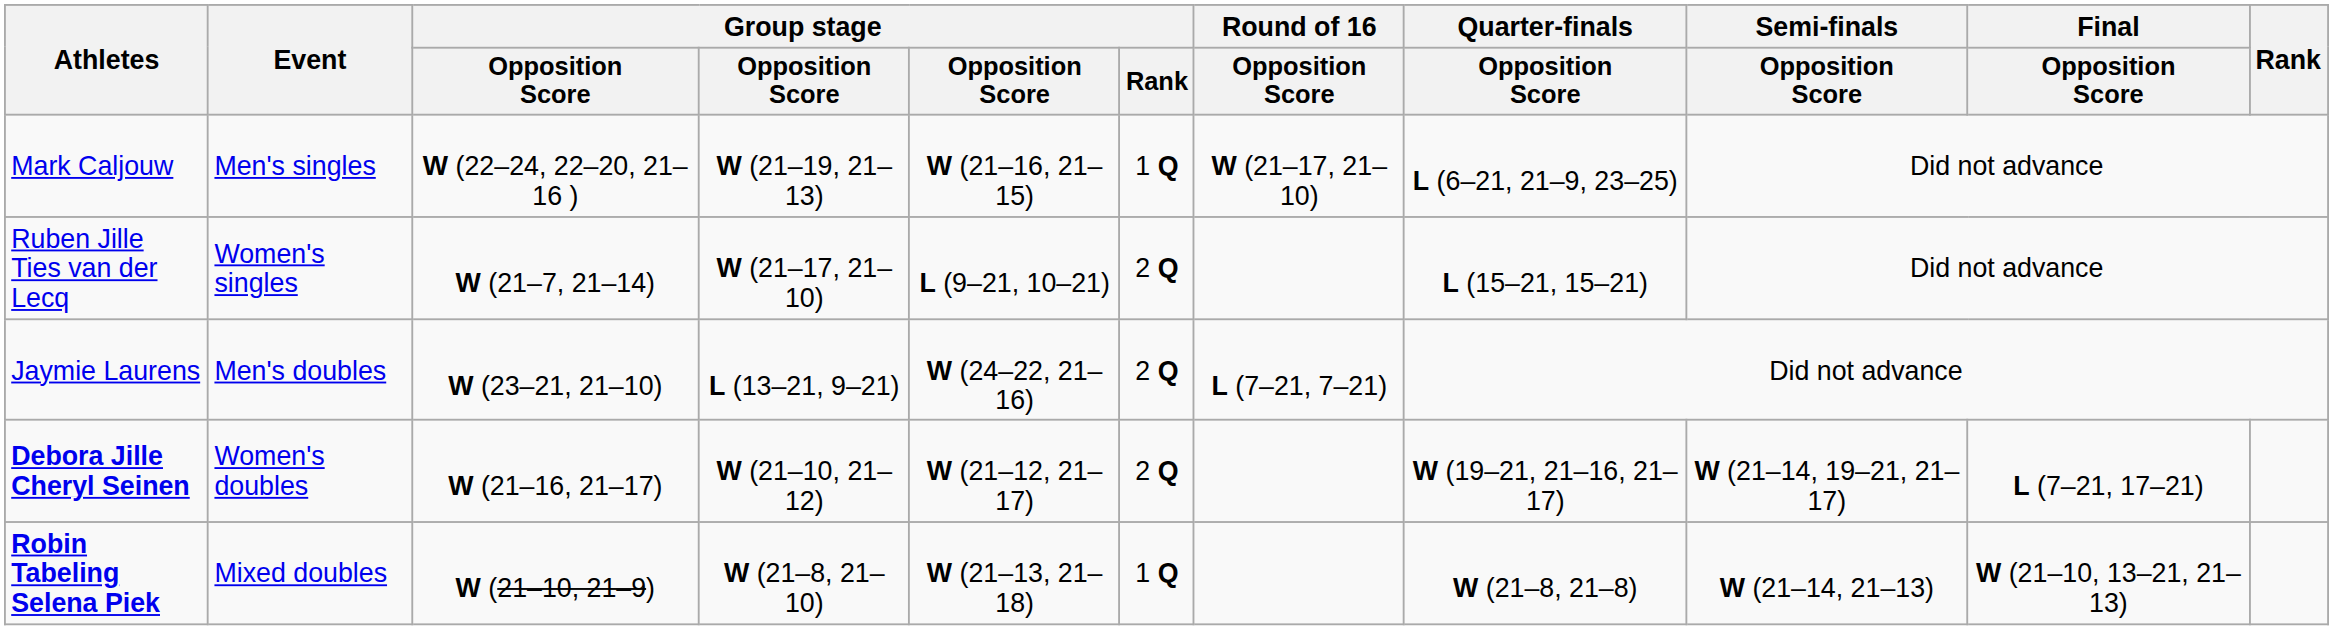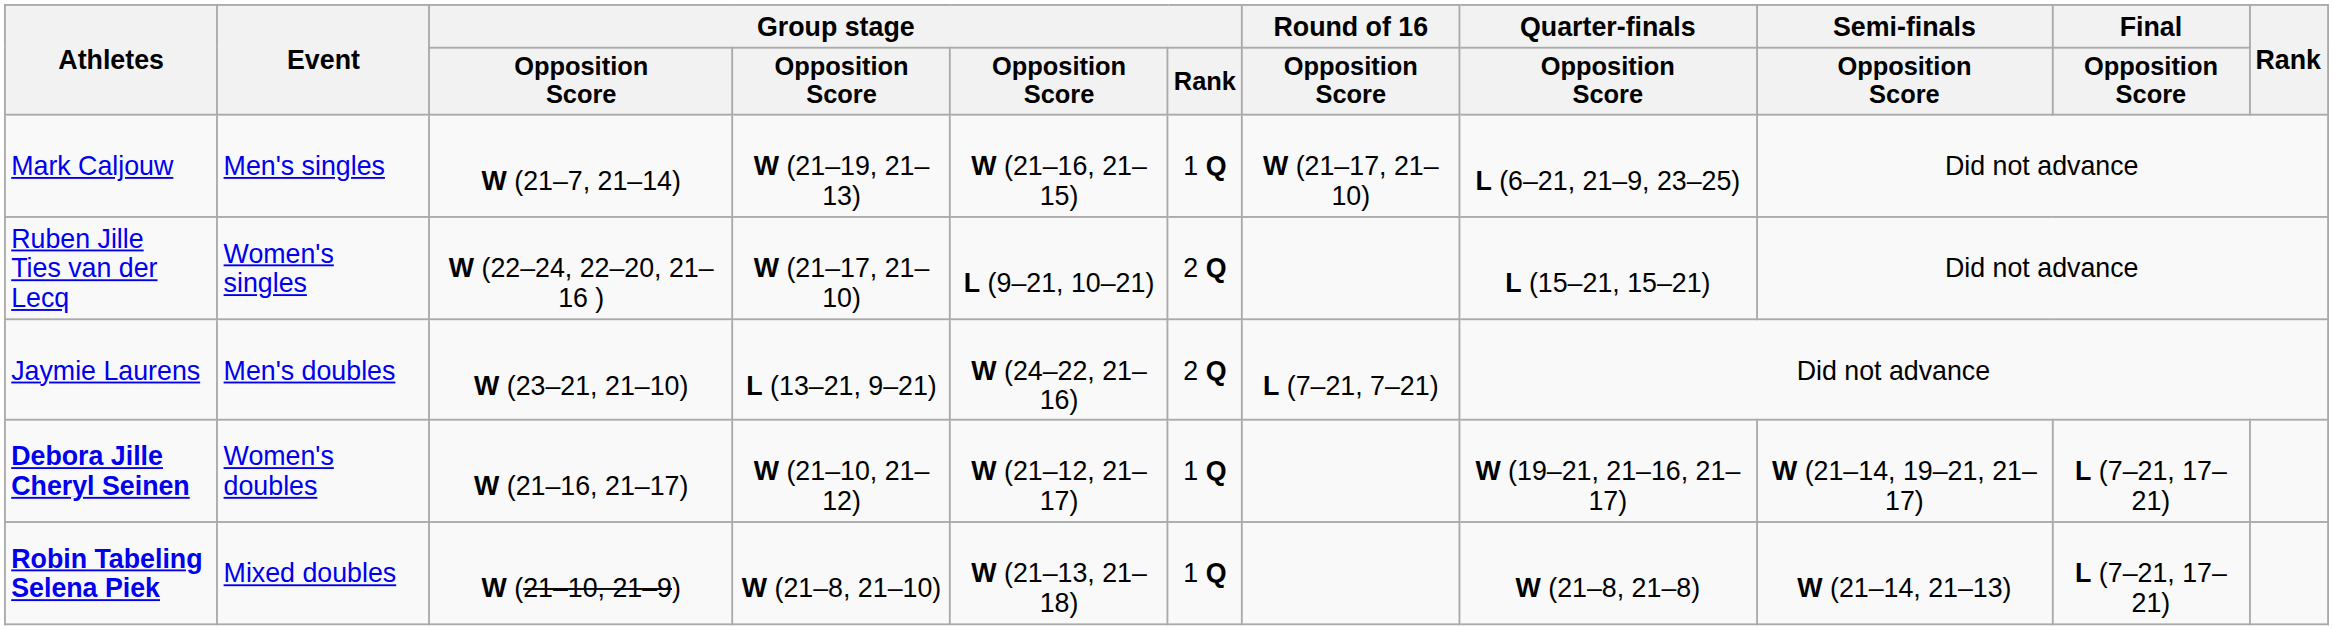(555, 181) W (22–24, 22–20, 21–16 ) -> (581, 181) W (21–7, 21–14)
(555, 283) W (21–7, 21–14) -> (581, 283) W (22–24, 22–20, 21–16 )
(1157, 472) 2 Q -> (1205, 472) 1 Q
(2108, 589) W (21–10, 13–21, 21–13) -> (2151, 589) L (7–21, 17–21)
